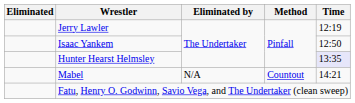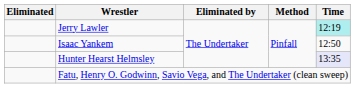(330, 28) no background -> (329, 28) paleturquoise background
- row: (71, 75)
